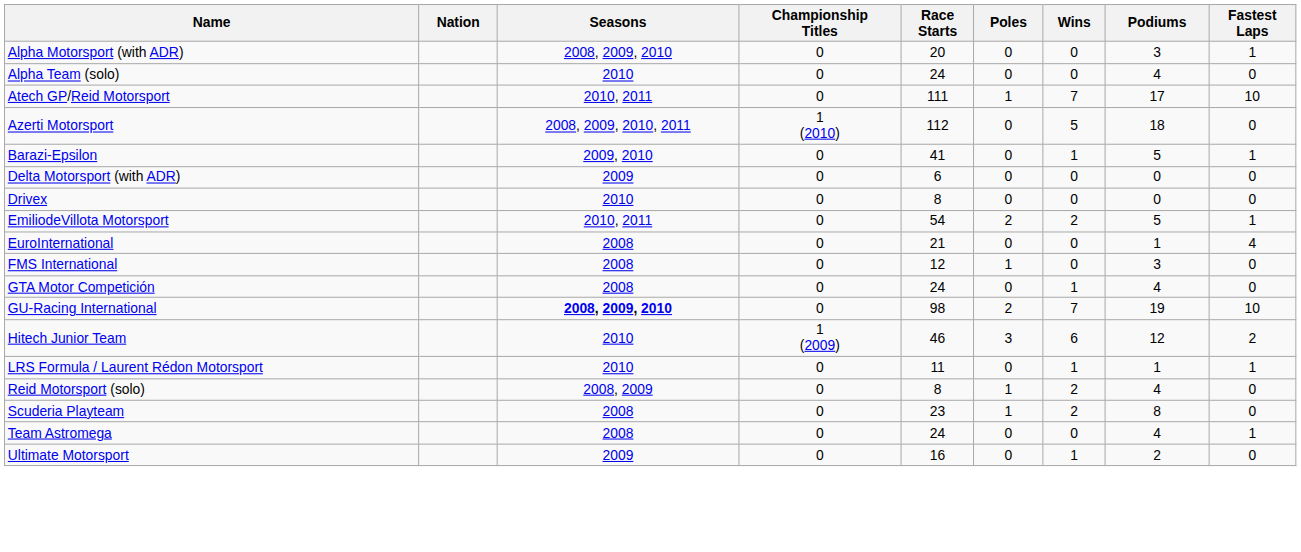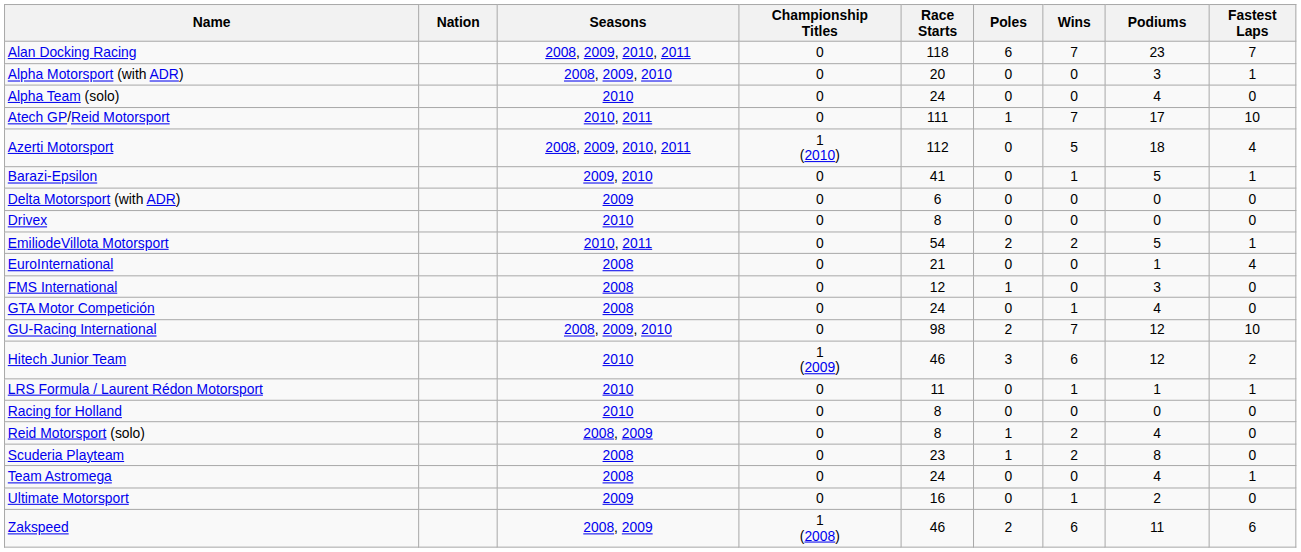+ row: (72, 52)
(1252, 125) 0 -> (1252, 147) 4
(618, 308) bold -> (618, 330) normal
(1157, 308) 19 -> (1157, 330) 12
+ row: (65, 411)
+ row: (38, 528)
